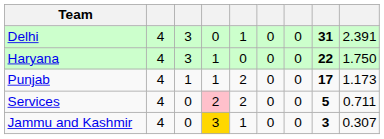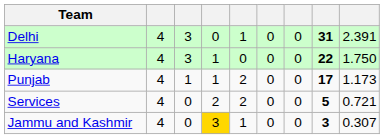(215, 101) pink background -> (215, 101) no background
(359, 101) 0.711 -> (359, 101) 0.721
